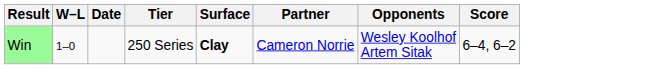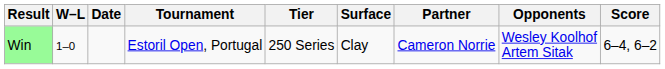+ column: (195, 15)
(214, 44) bold -> (354, 44) normal
